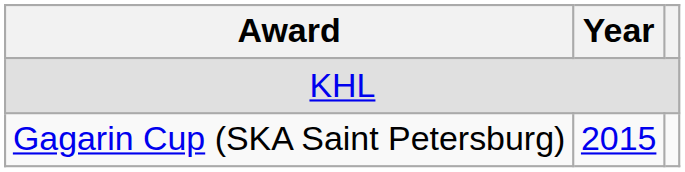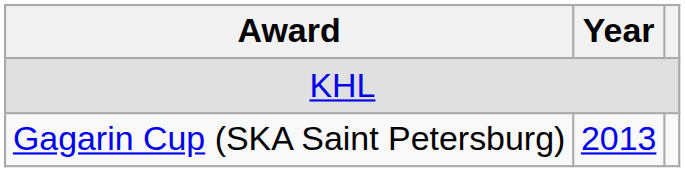(619, 138) 2015 -> (619, 138) 2013
